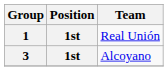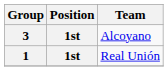rows swapped: (26, 35) <-> (26, 55)
